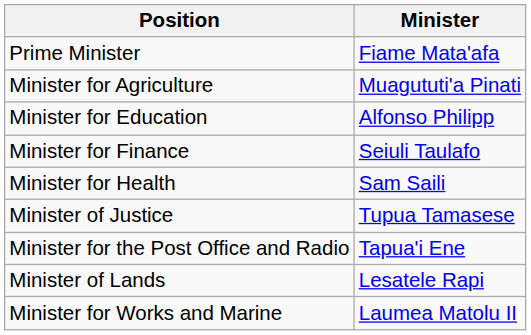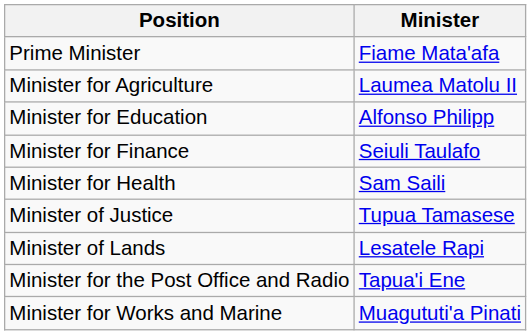(440, 85) Muagututi'a Pinati -> (438, 85) Laumea Matolu II
rows swapped: (87, 280) <-> (179, 248)
(438, 313) Laumea Matolu II -> (440, 313) Muagututi'a Pinati
